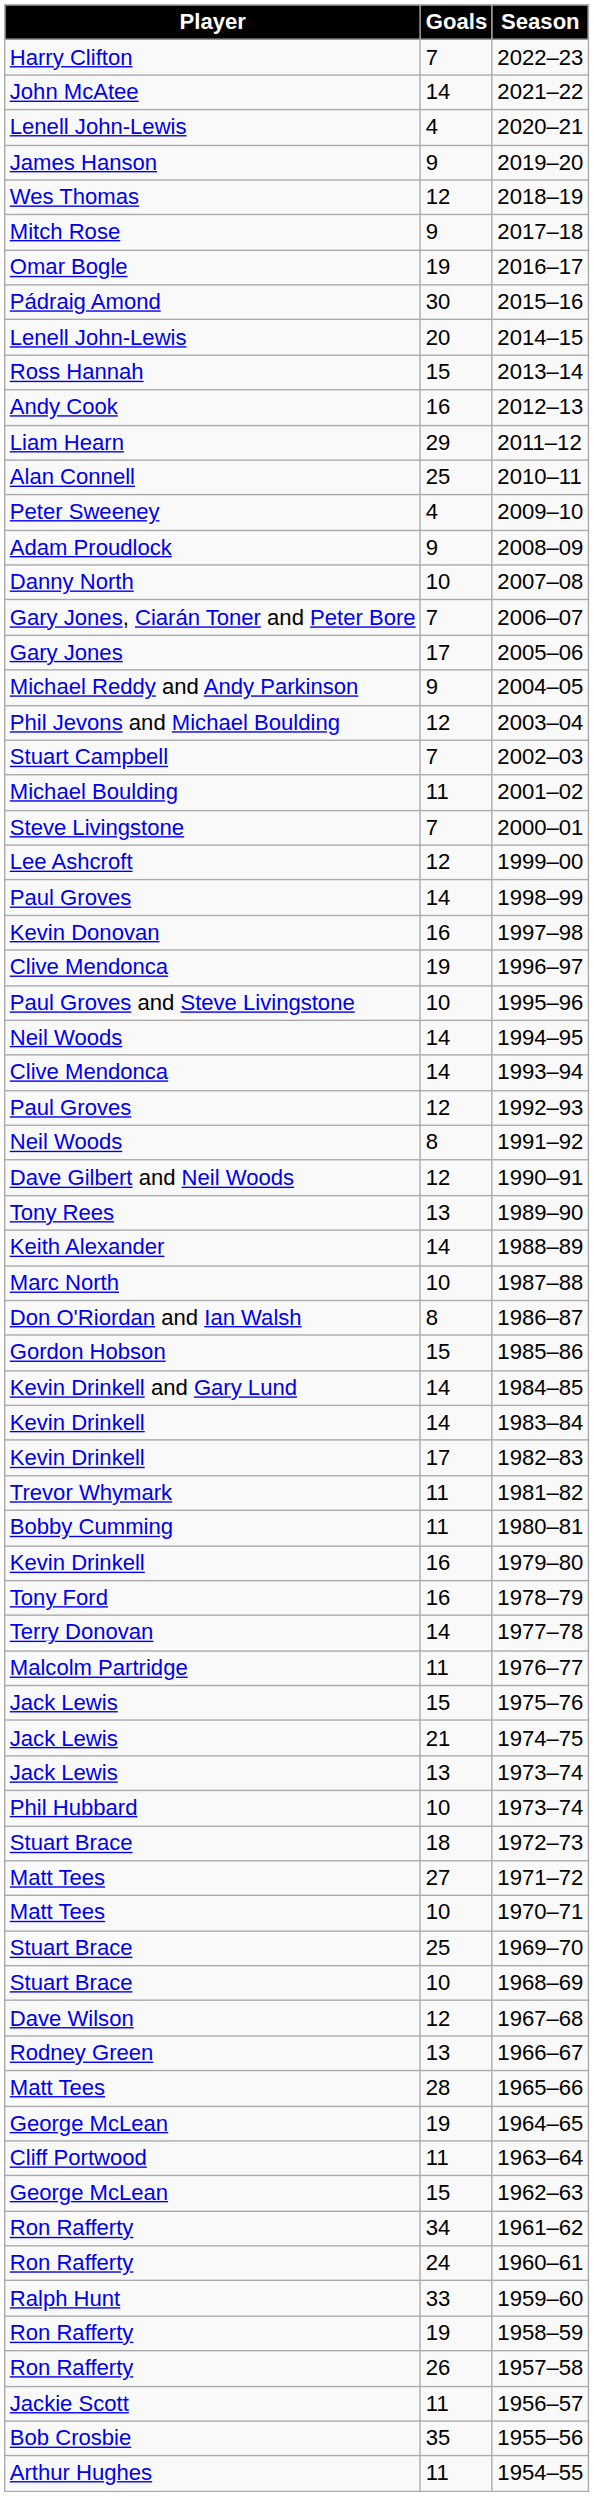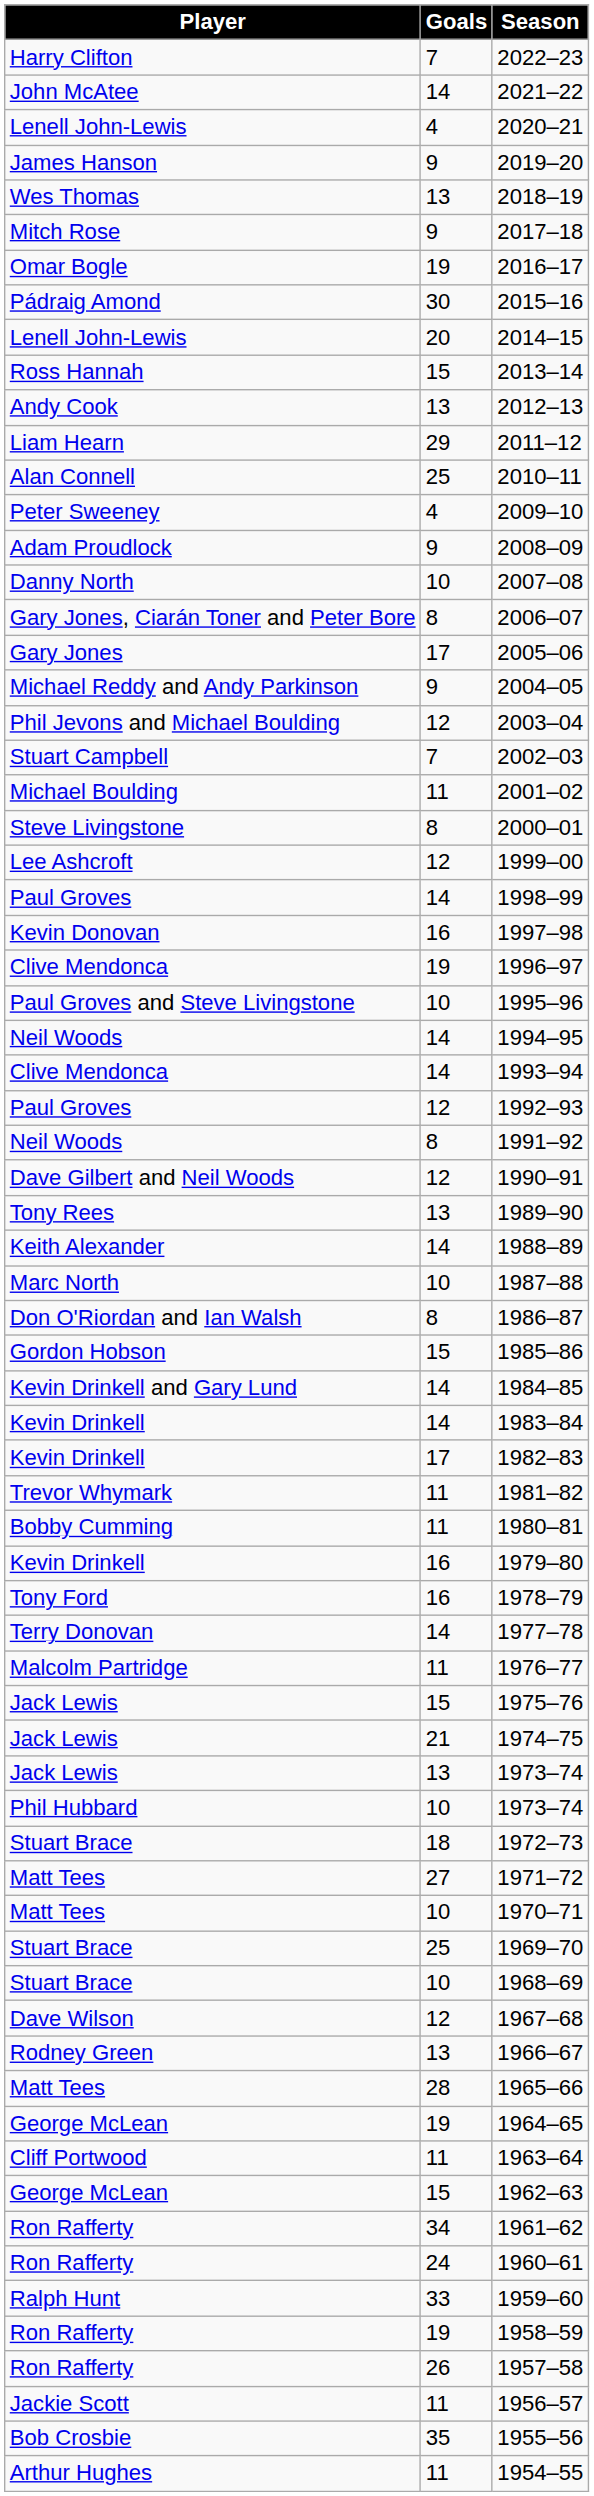(438, 197) 12 -> (438, 197) 13
(438, 407) 16 -> (438, 407) 13
(432, 617) 7 -> (432, 617) 8
(432, 827) 7 -> (432, 827) 8
